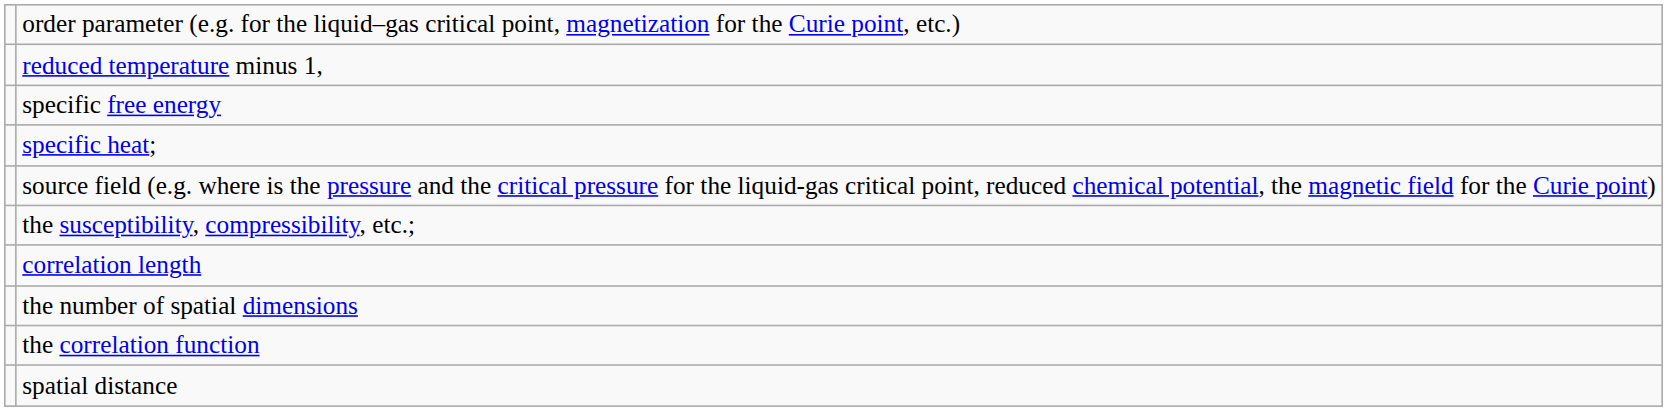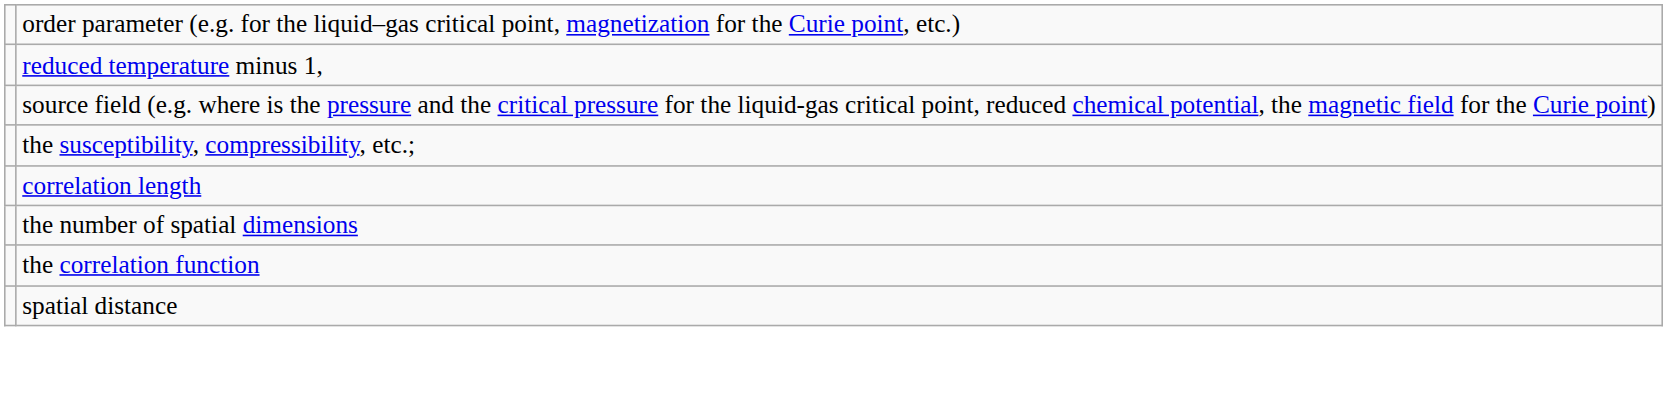- row: (122, 104)
- row: (89, 144)
